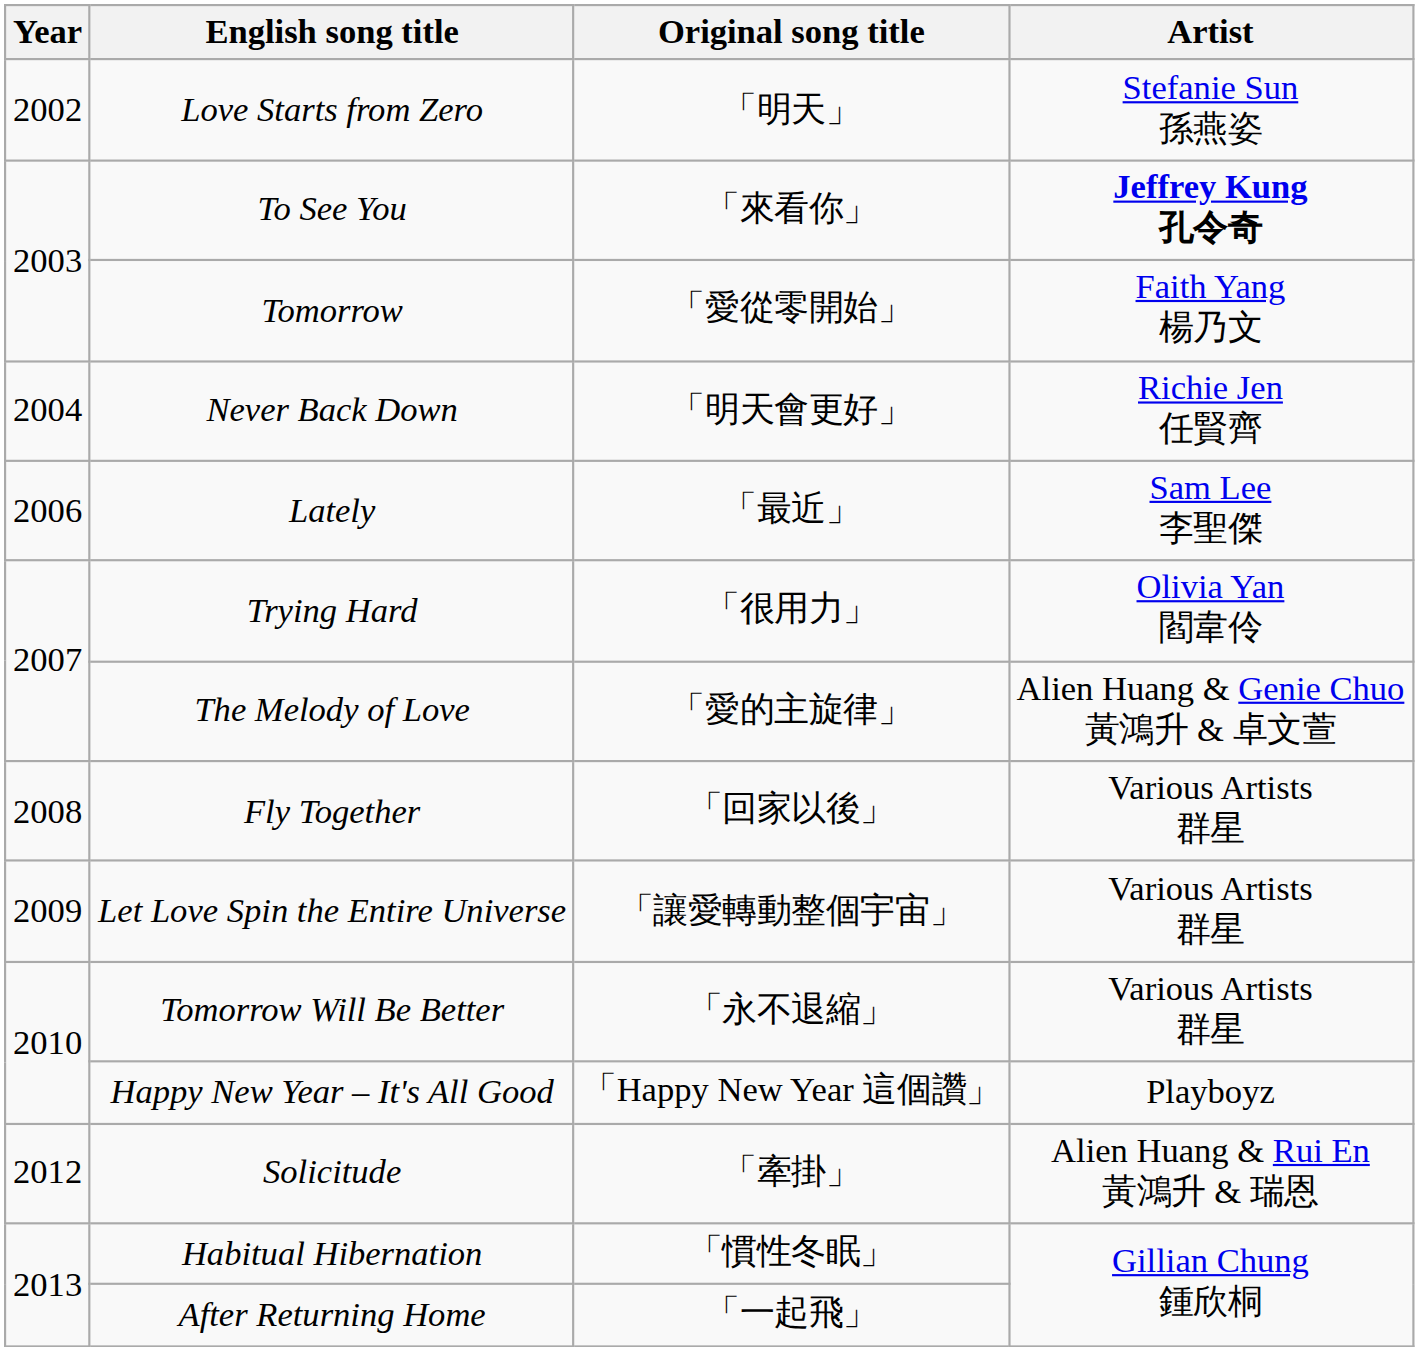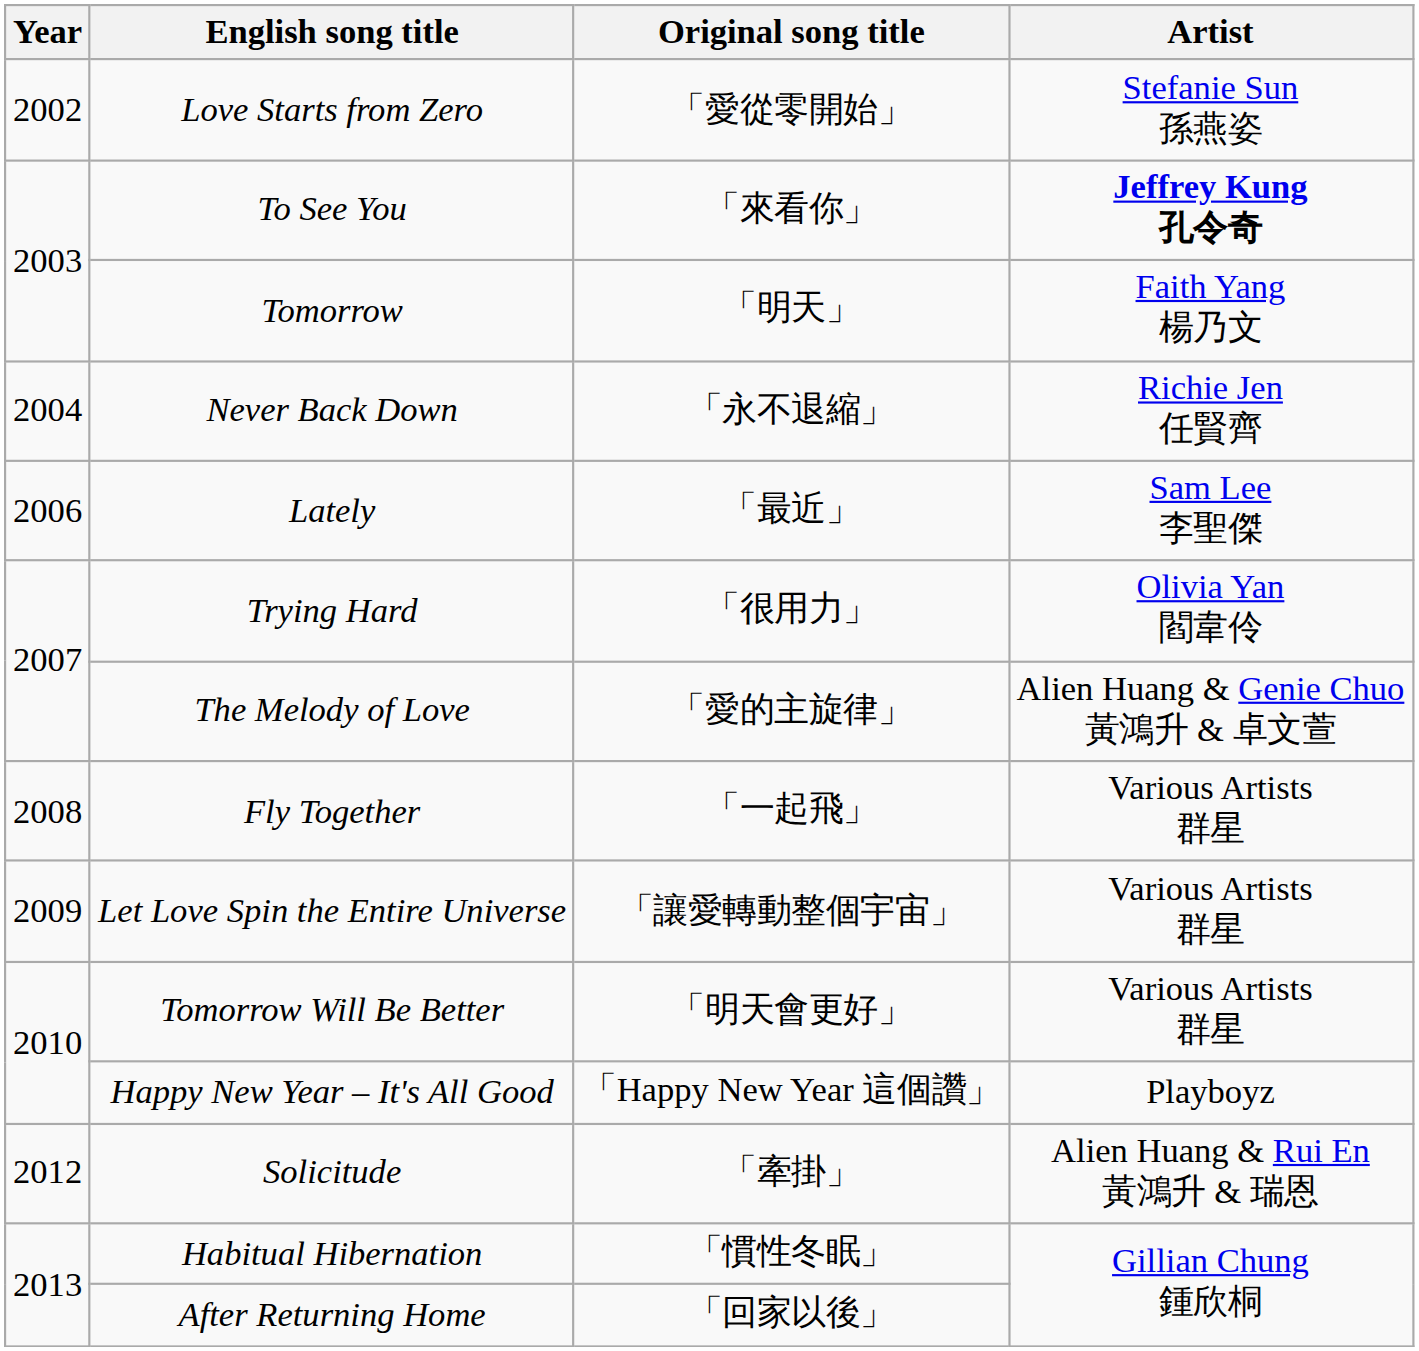(791, 108) 「明天」 -> (791, 108) 「愛從零開始」
(791, 308) 「愛從零開始」 -> (791, 308) 「明天」
(791, 408) 「明天會更好」 -> (791, 408) 「永不退縮」
(791, 809) 「回家以後」 -> (791, 809) 「一起飛」
(791, 1009) 「永不退縮」 -> (791, 1009) 「明天會更好」
(791, 1313) 「一起飛」 -> (791, 1313) 「回家以後」
